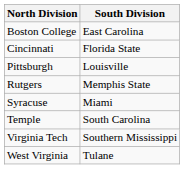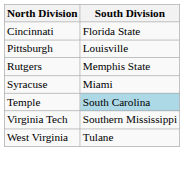- row: (42, 31)
(116, 119) no background -> (116, 102) lightblue background
